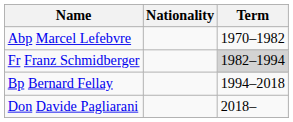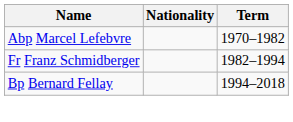(253, 60) lightgrey background -> (253, 60) no background
- row: (73, 106)
